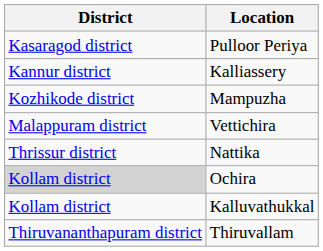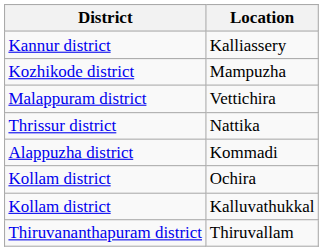- row: (259, 44)
+ row: (244, 152)
(60, 179) lightgrey background -> (60, 179) no background
